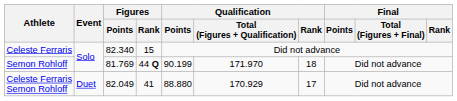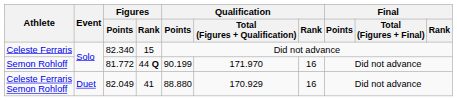(120, 64) 81.769 -> (120, 64) 81.772
(311, 64) 18 -> (311, 64) 16
(311, 84) 17 -> (311, 84) 16
